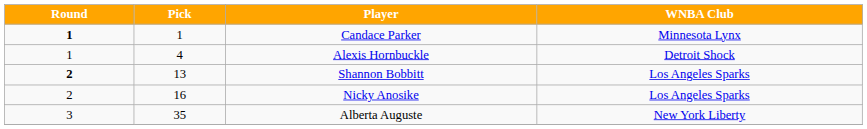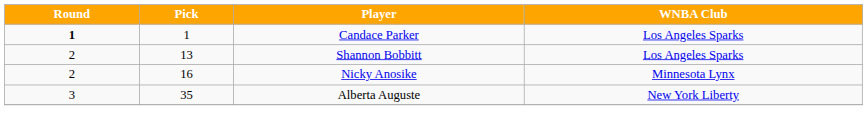(700, 34) Minnesota Lynx -> (693, 34) Los Angeles Sparks
- row: (381, 54)
(69, 74) bold -> (72, 54) normal
(700, 94) Los Angeles Sparks -> (693, 74) Minnesota Lynx
